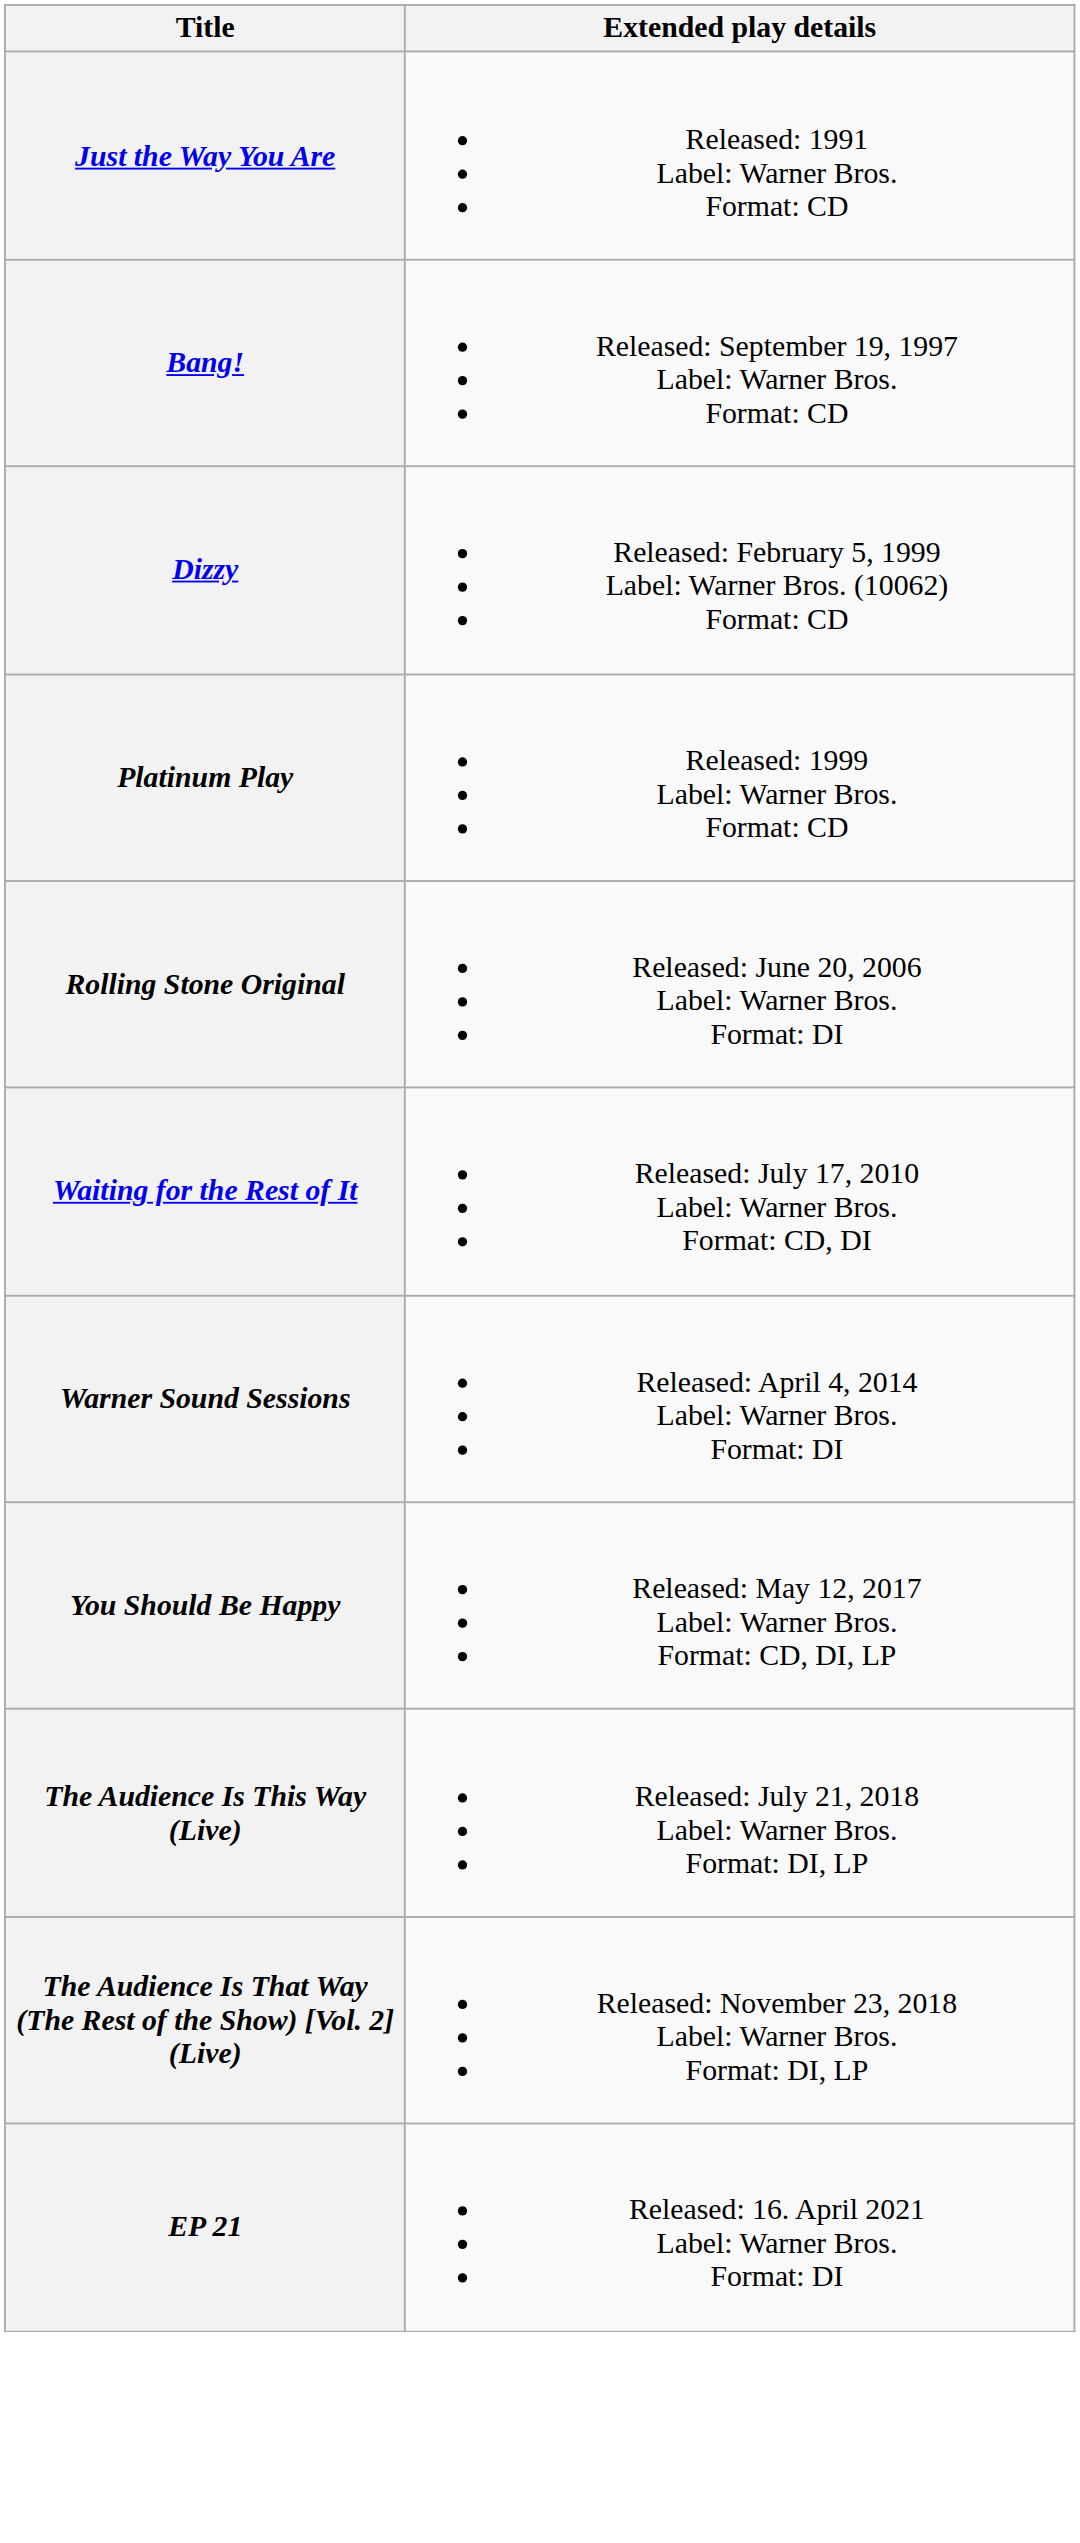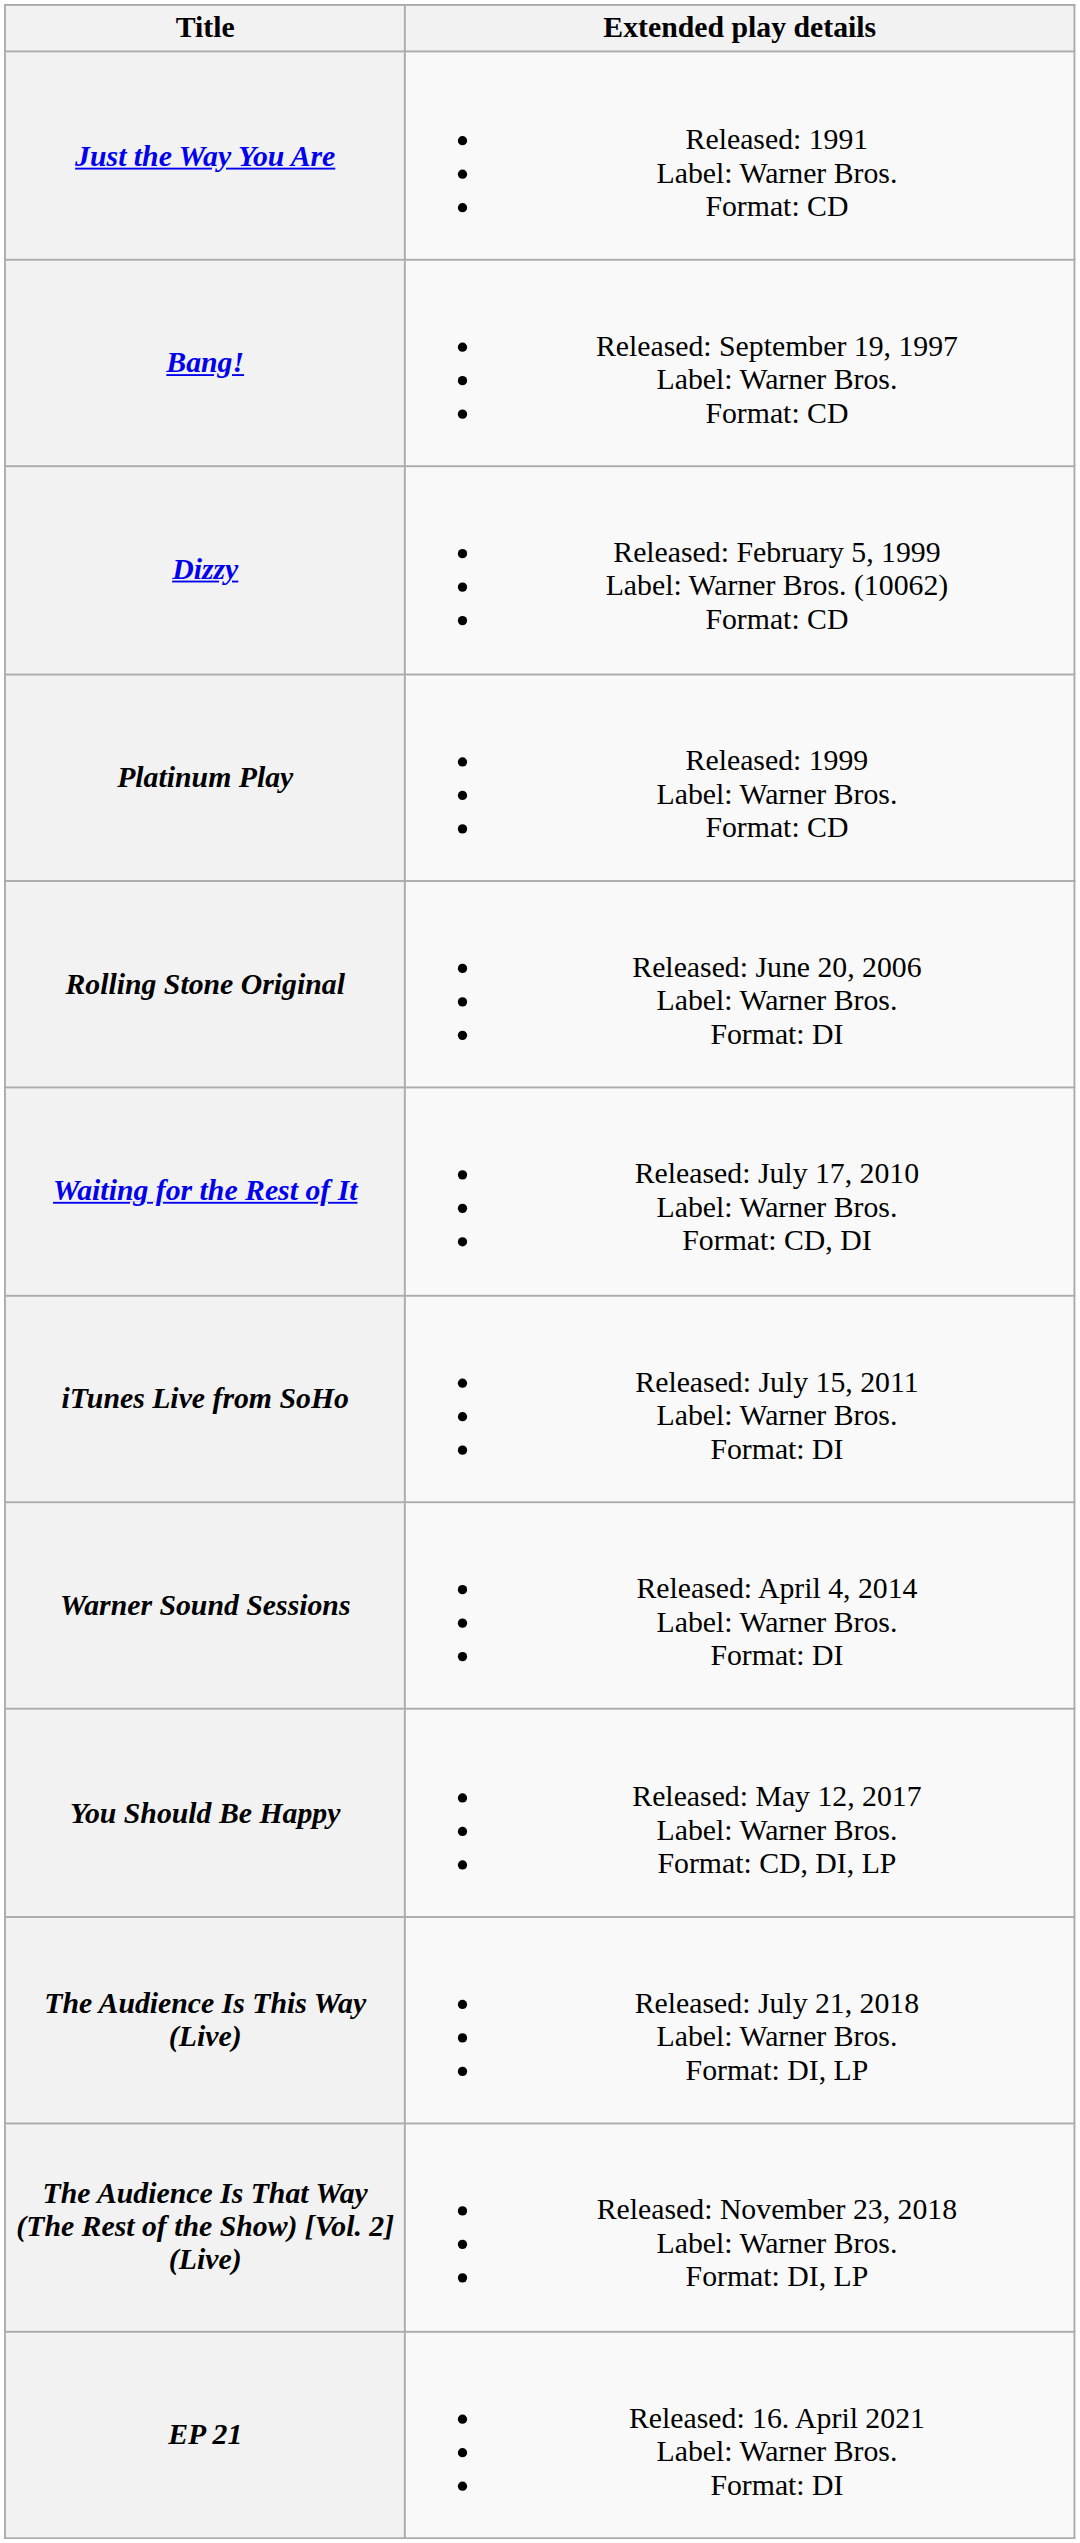+ row: (205, 1398)
